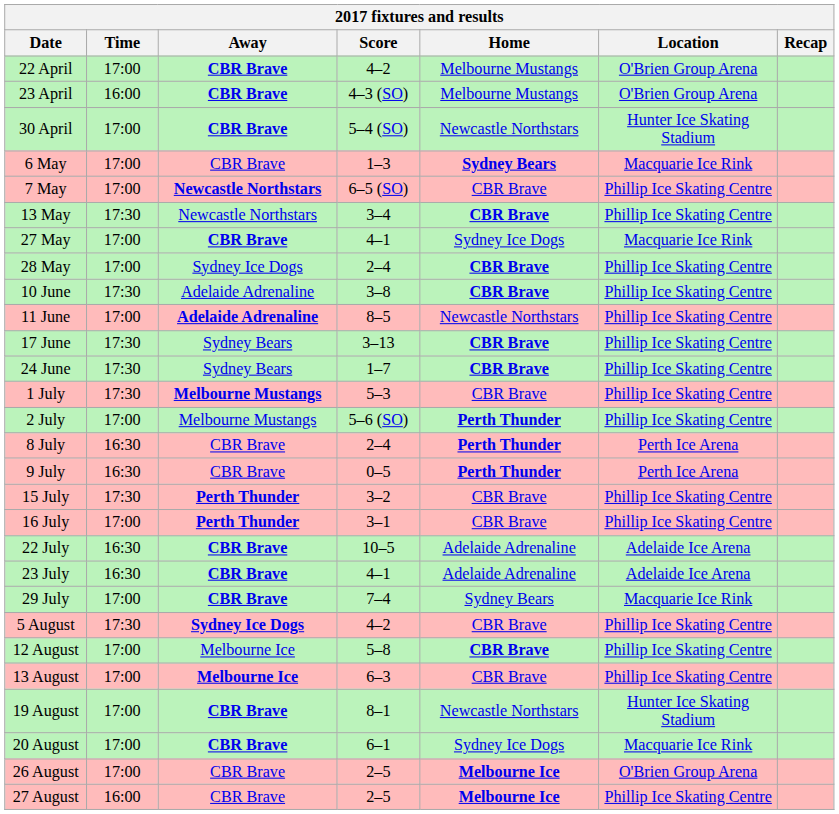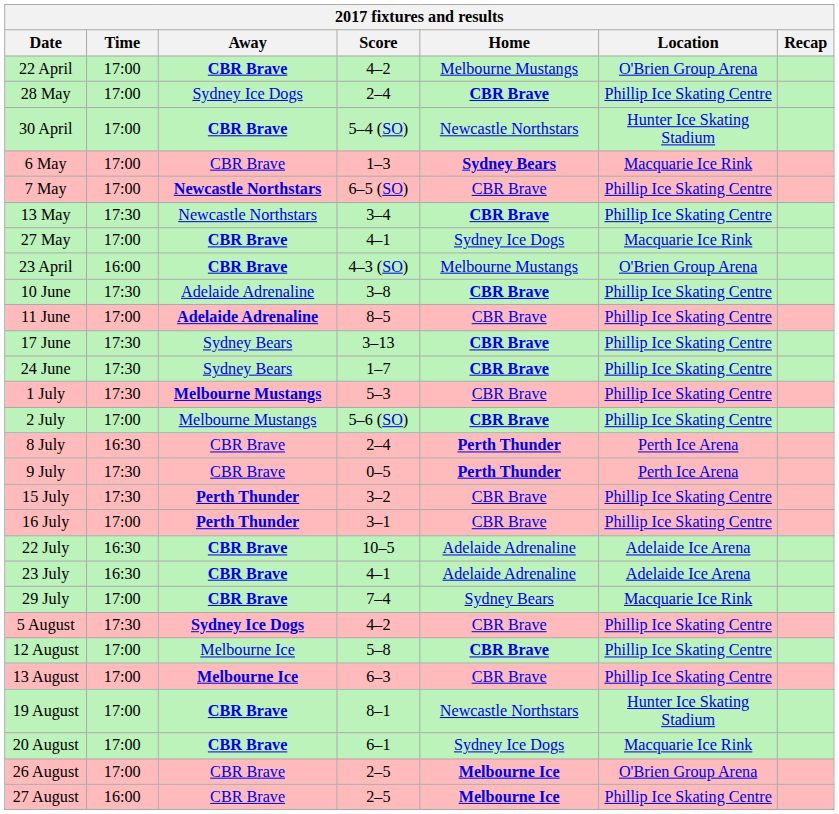rows swapped: (46, 94) <-> (46, 266)
(509, 317) Newcastle Northstars -> (509, 317) CBR Brave
(509, 419) Perth Thunder -> (509, 419) CBR Brave
(122, 471) 16:30 -> (122, 471) 17:30
